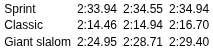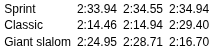(189, 25) 2:16.70 -> (189, 25) 2:29.40
(189, 42) 2:29.40 -> (189, 42) 2:16.70
